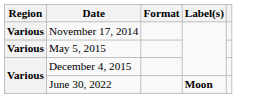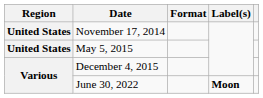(25, 31) Various -> (39, 31) United States
(25, 48) Various -> (39, 48) United States
